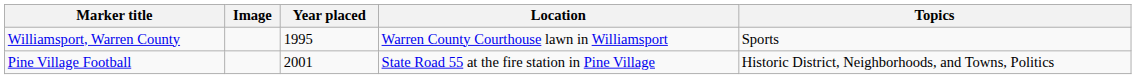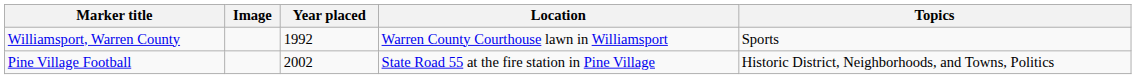(298, 39) 1995 -> (298, 39) 1992
(298, 62) 2001 -> (298, 62) 2002
